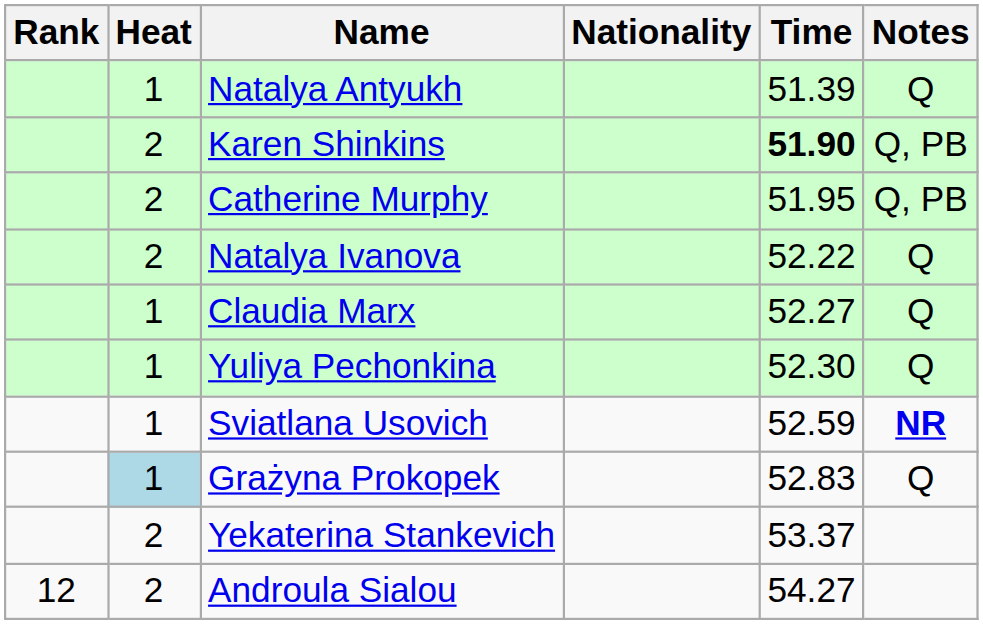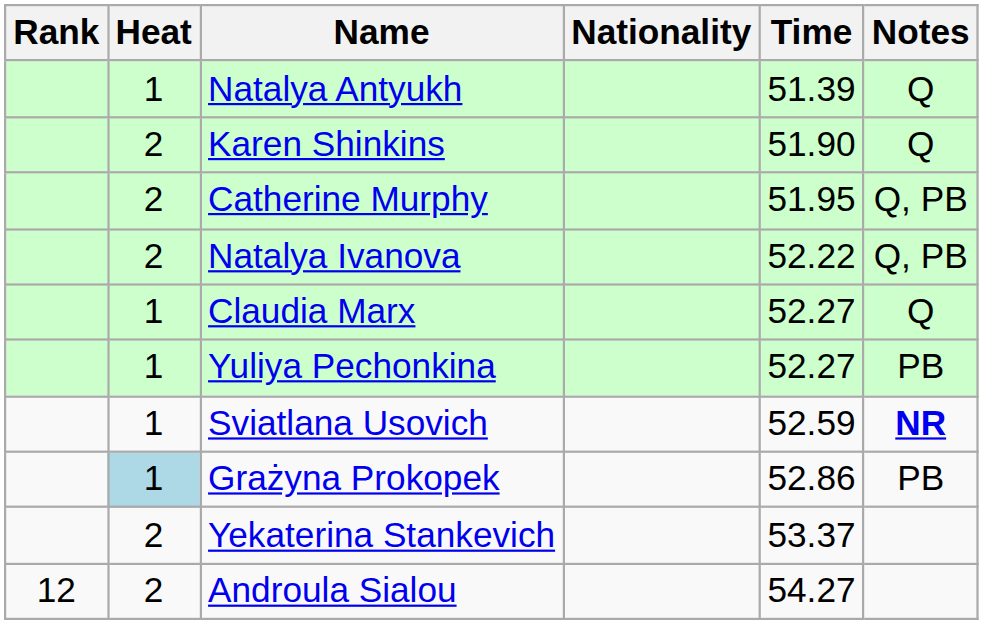(812, 144) bold -> (812, 144) normal
(921, 144) Q, PB -> (921, 144) Q
(921, 255) Q -> (921, 255) Q, PB
(812, 367) 52.30 -> (812, 367) 52.27
(921, 367) Q -> (921, 367) PB
(812, 479) 52.83 -> (812, 479) 52.86
(921, 479) Q -> (921, 479) PB
